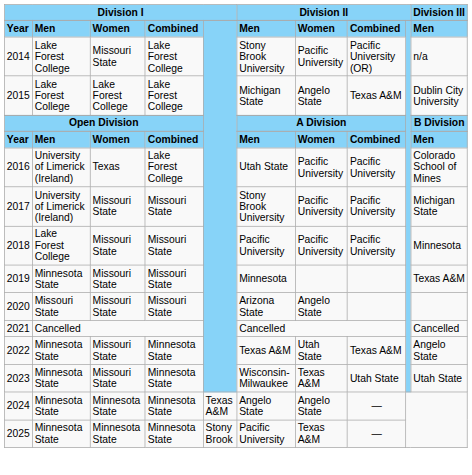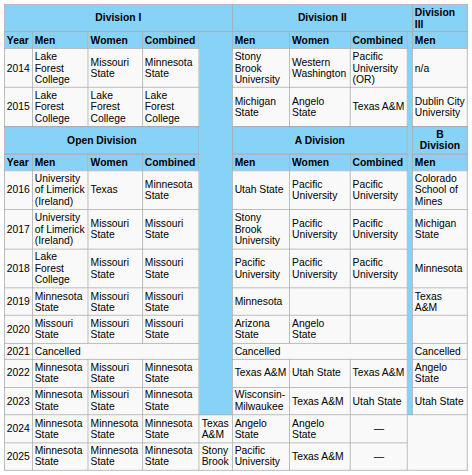(165, 56) Lake Forest College -> (169, 68) Minnesota State
(320, 56) Pacific University -> (319, 68) Western Washington
(165, 167) Lake Forest College -> (169, 190) Minnesota State
